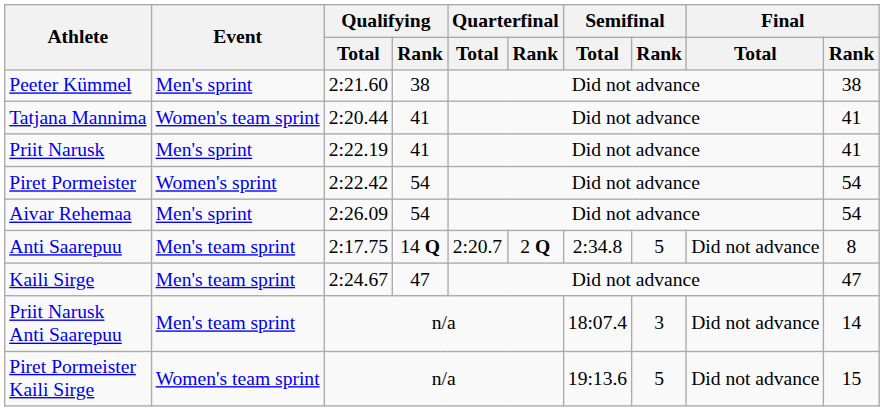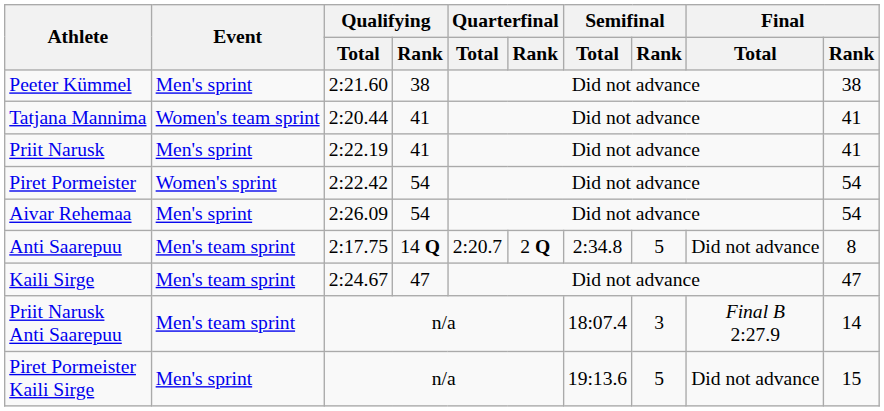(755, 323) Did not advance -> (755, 323) Final B 2:27.9
(238, 378) Women's team sprint -> (204, 378) Men's sprint
